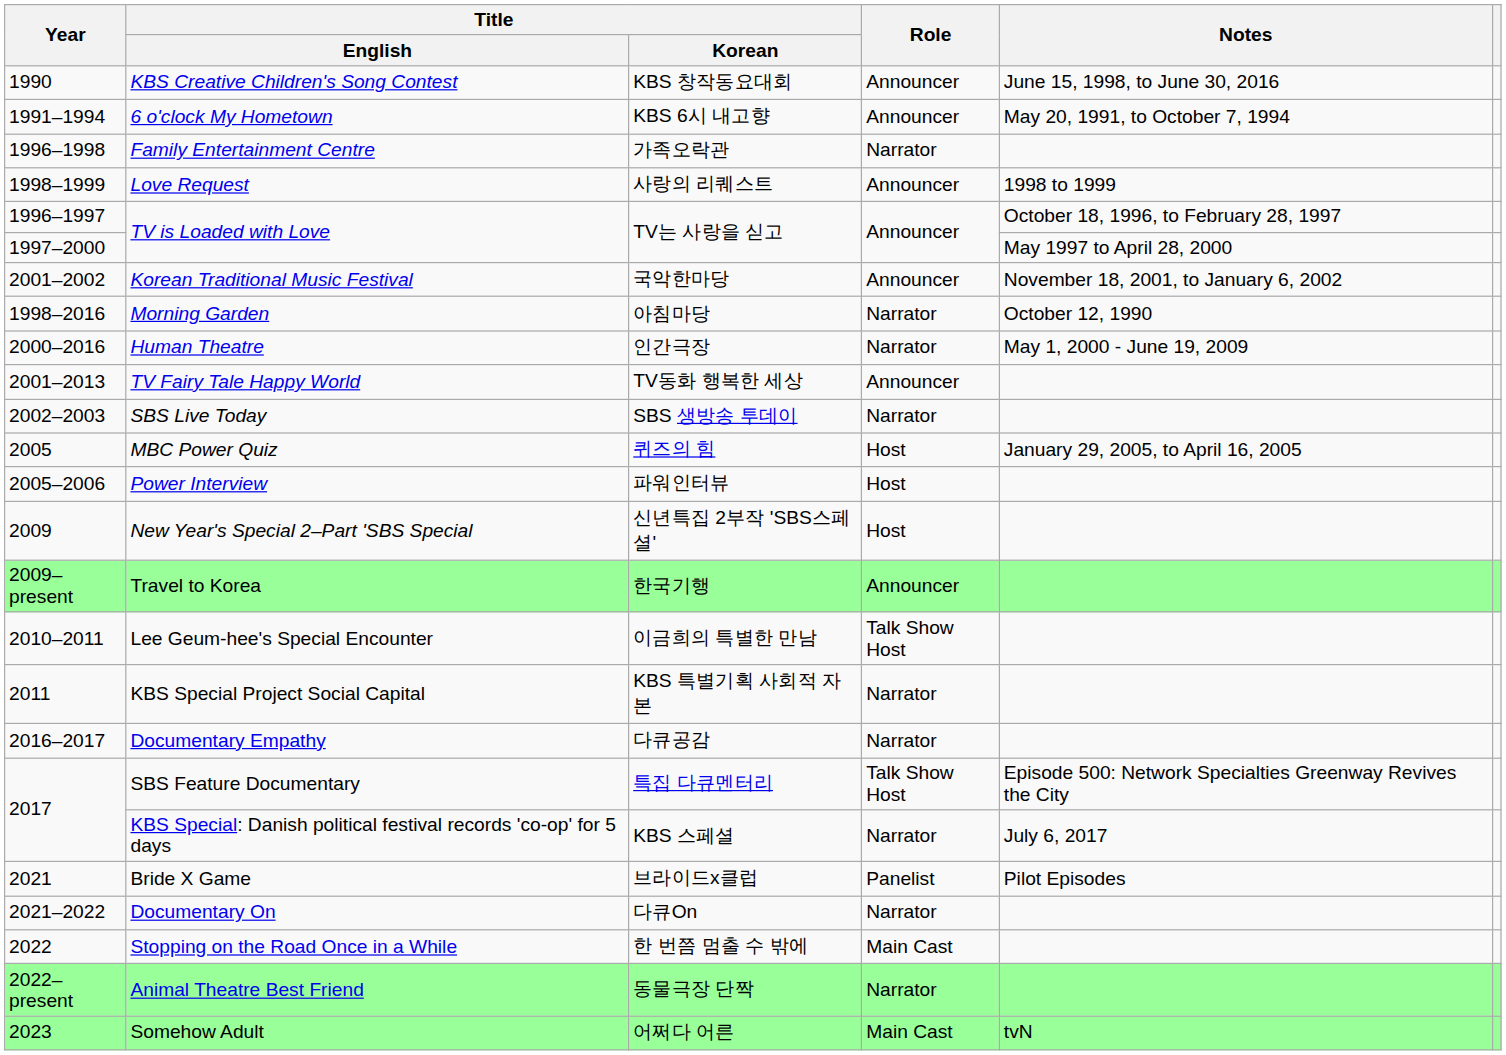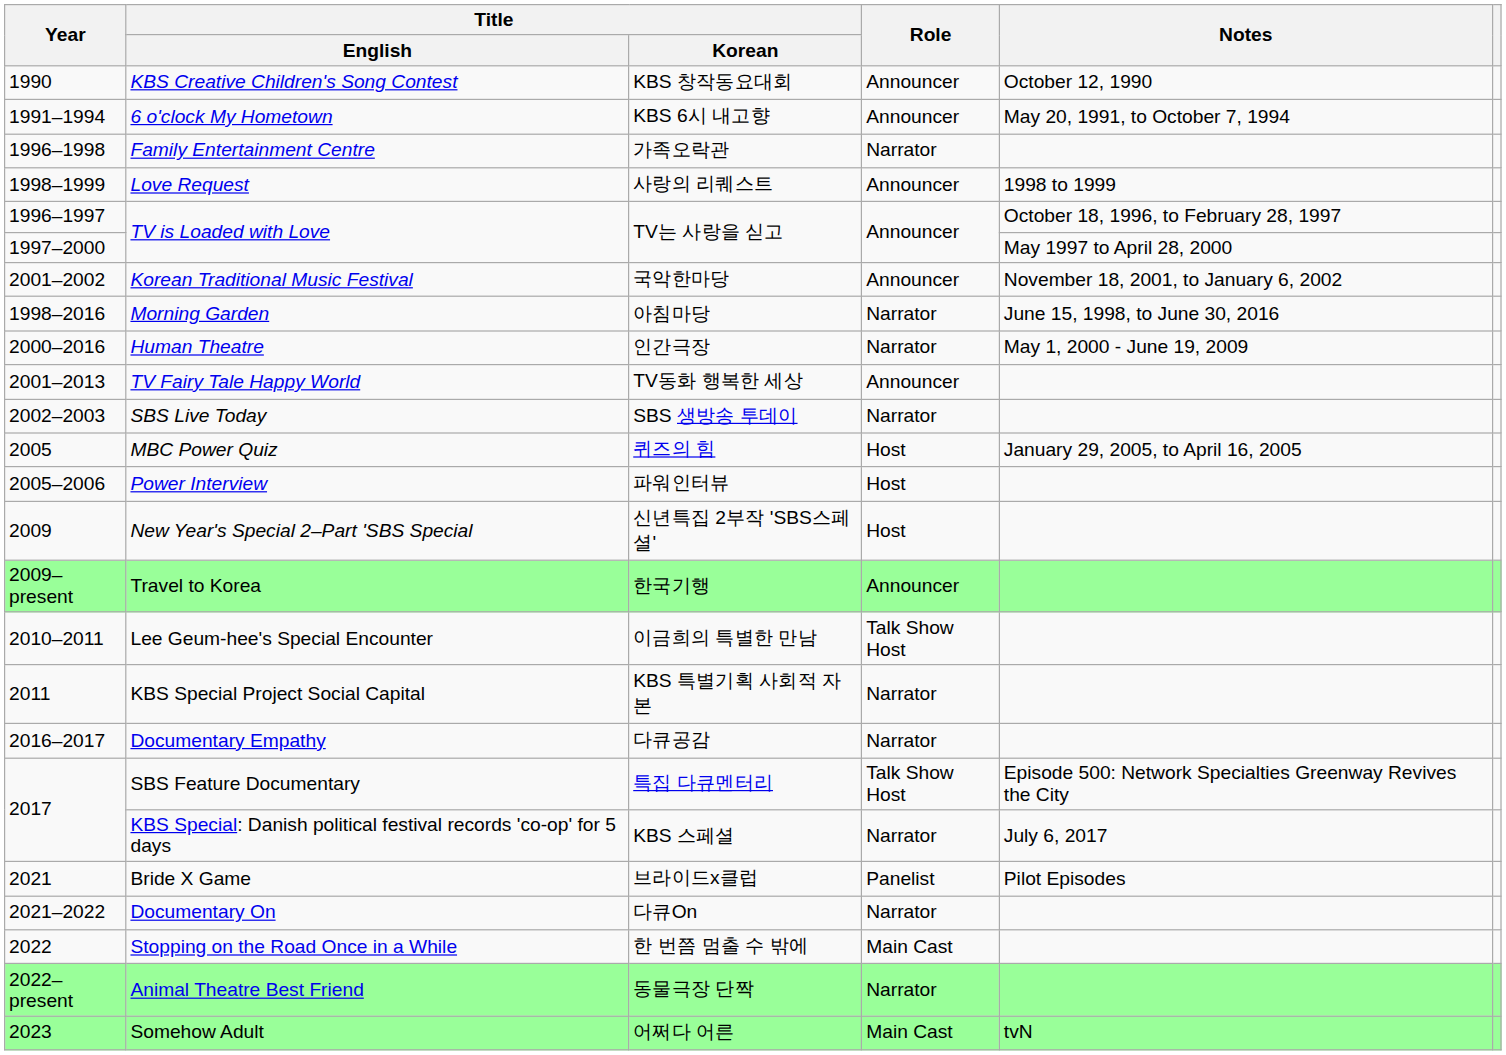(1142, 82) June 15, 1998, to June 30, 2016 -> (1078, 82) October 12, 1990
(1078, 313) October 12, 1990 -> (1142, 313) June 15, 1998, to June 30, 2016
